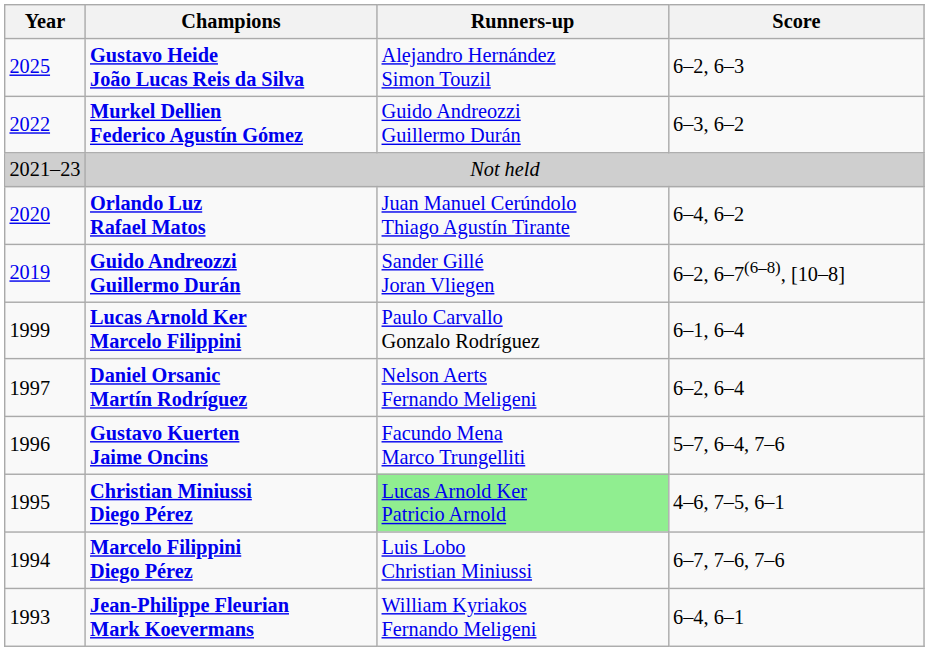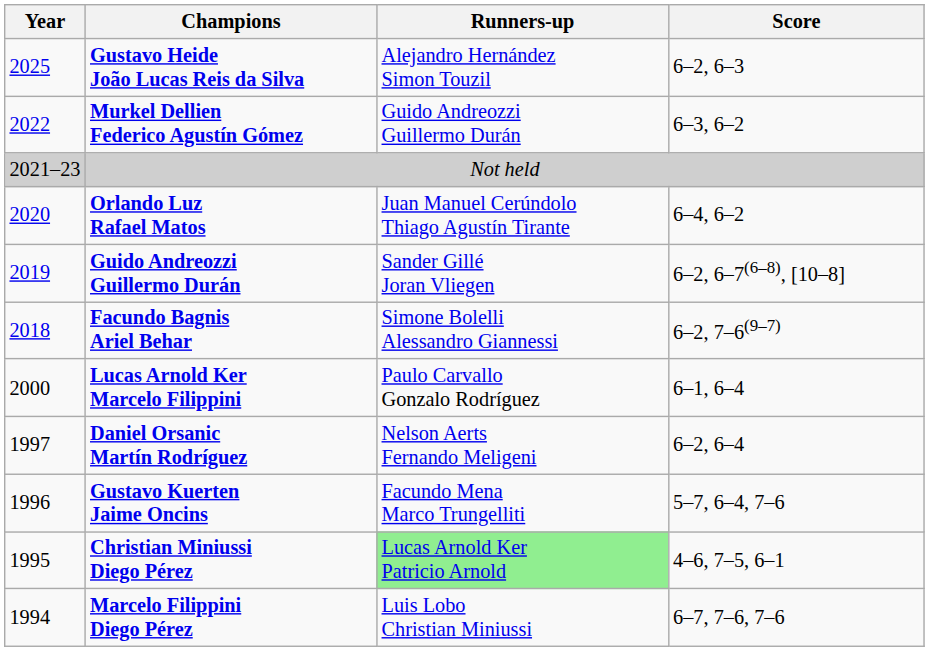+ row: (160, 330)
(30, 330) 1999 -> (30, 387) 2000
- row: (190, 617)
